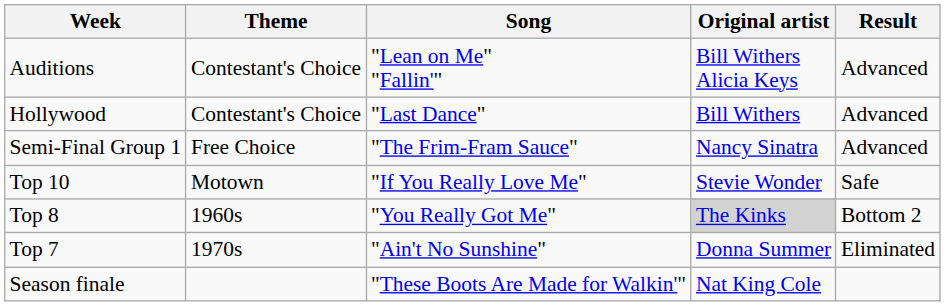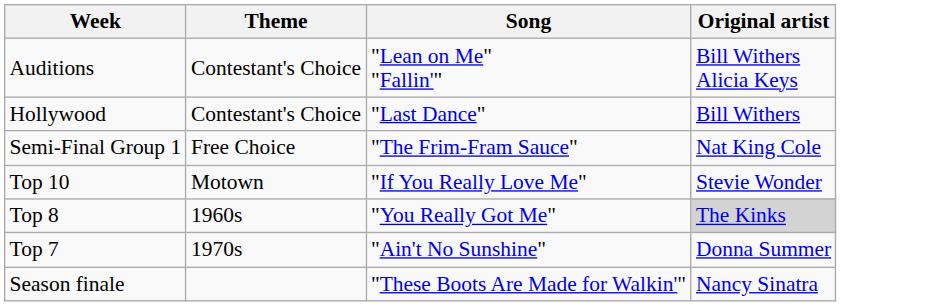- column: (888, 21)
(757, 147) Nancy Sinatra -> (758, 147) Nat King Cole
(758, 283) Nat King Cole -> (757, 283) Nancy Sinatra
